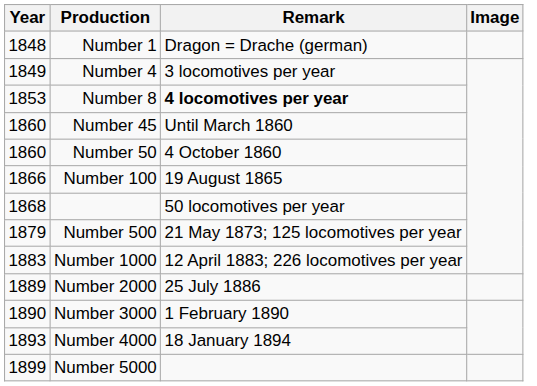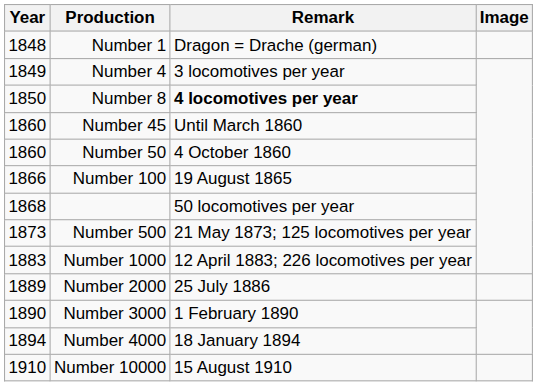(27, 98) 1853 -> (27, 98) 1850
(27, 233) 1879 -> (27, 233) 1873
(27, 340) 1893 -> (27, 340) 1894
- row: (105, 367)
+ row: (110, 367)
